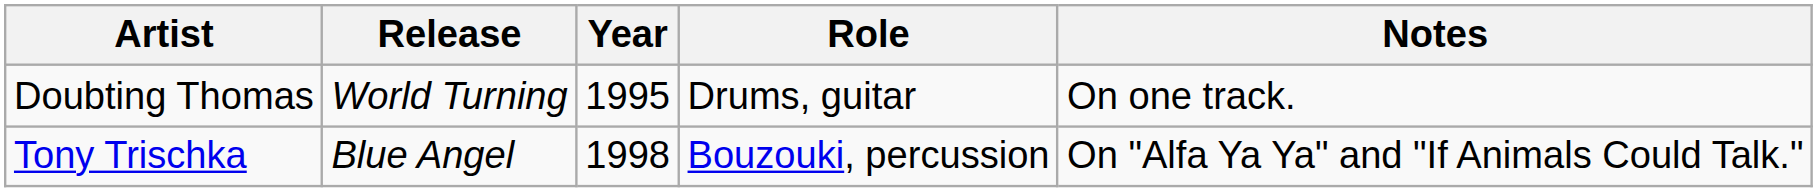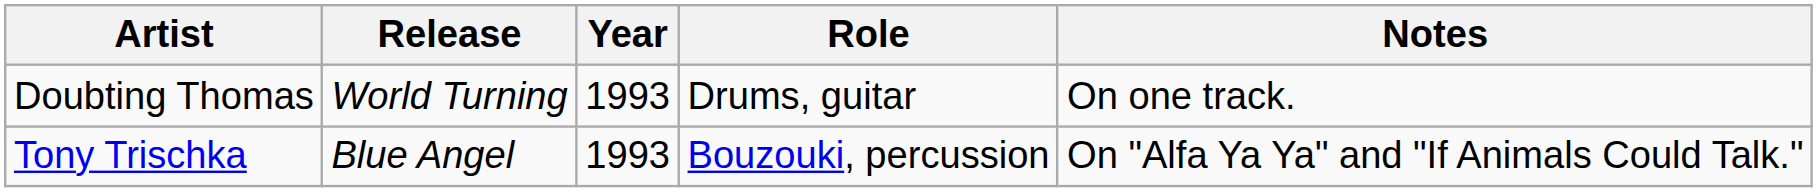(628, 95) 1995 -> (628, 95) 1993
(628, 155) 1998 -> (628, 155) 1993
